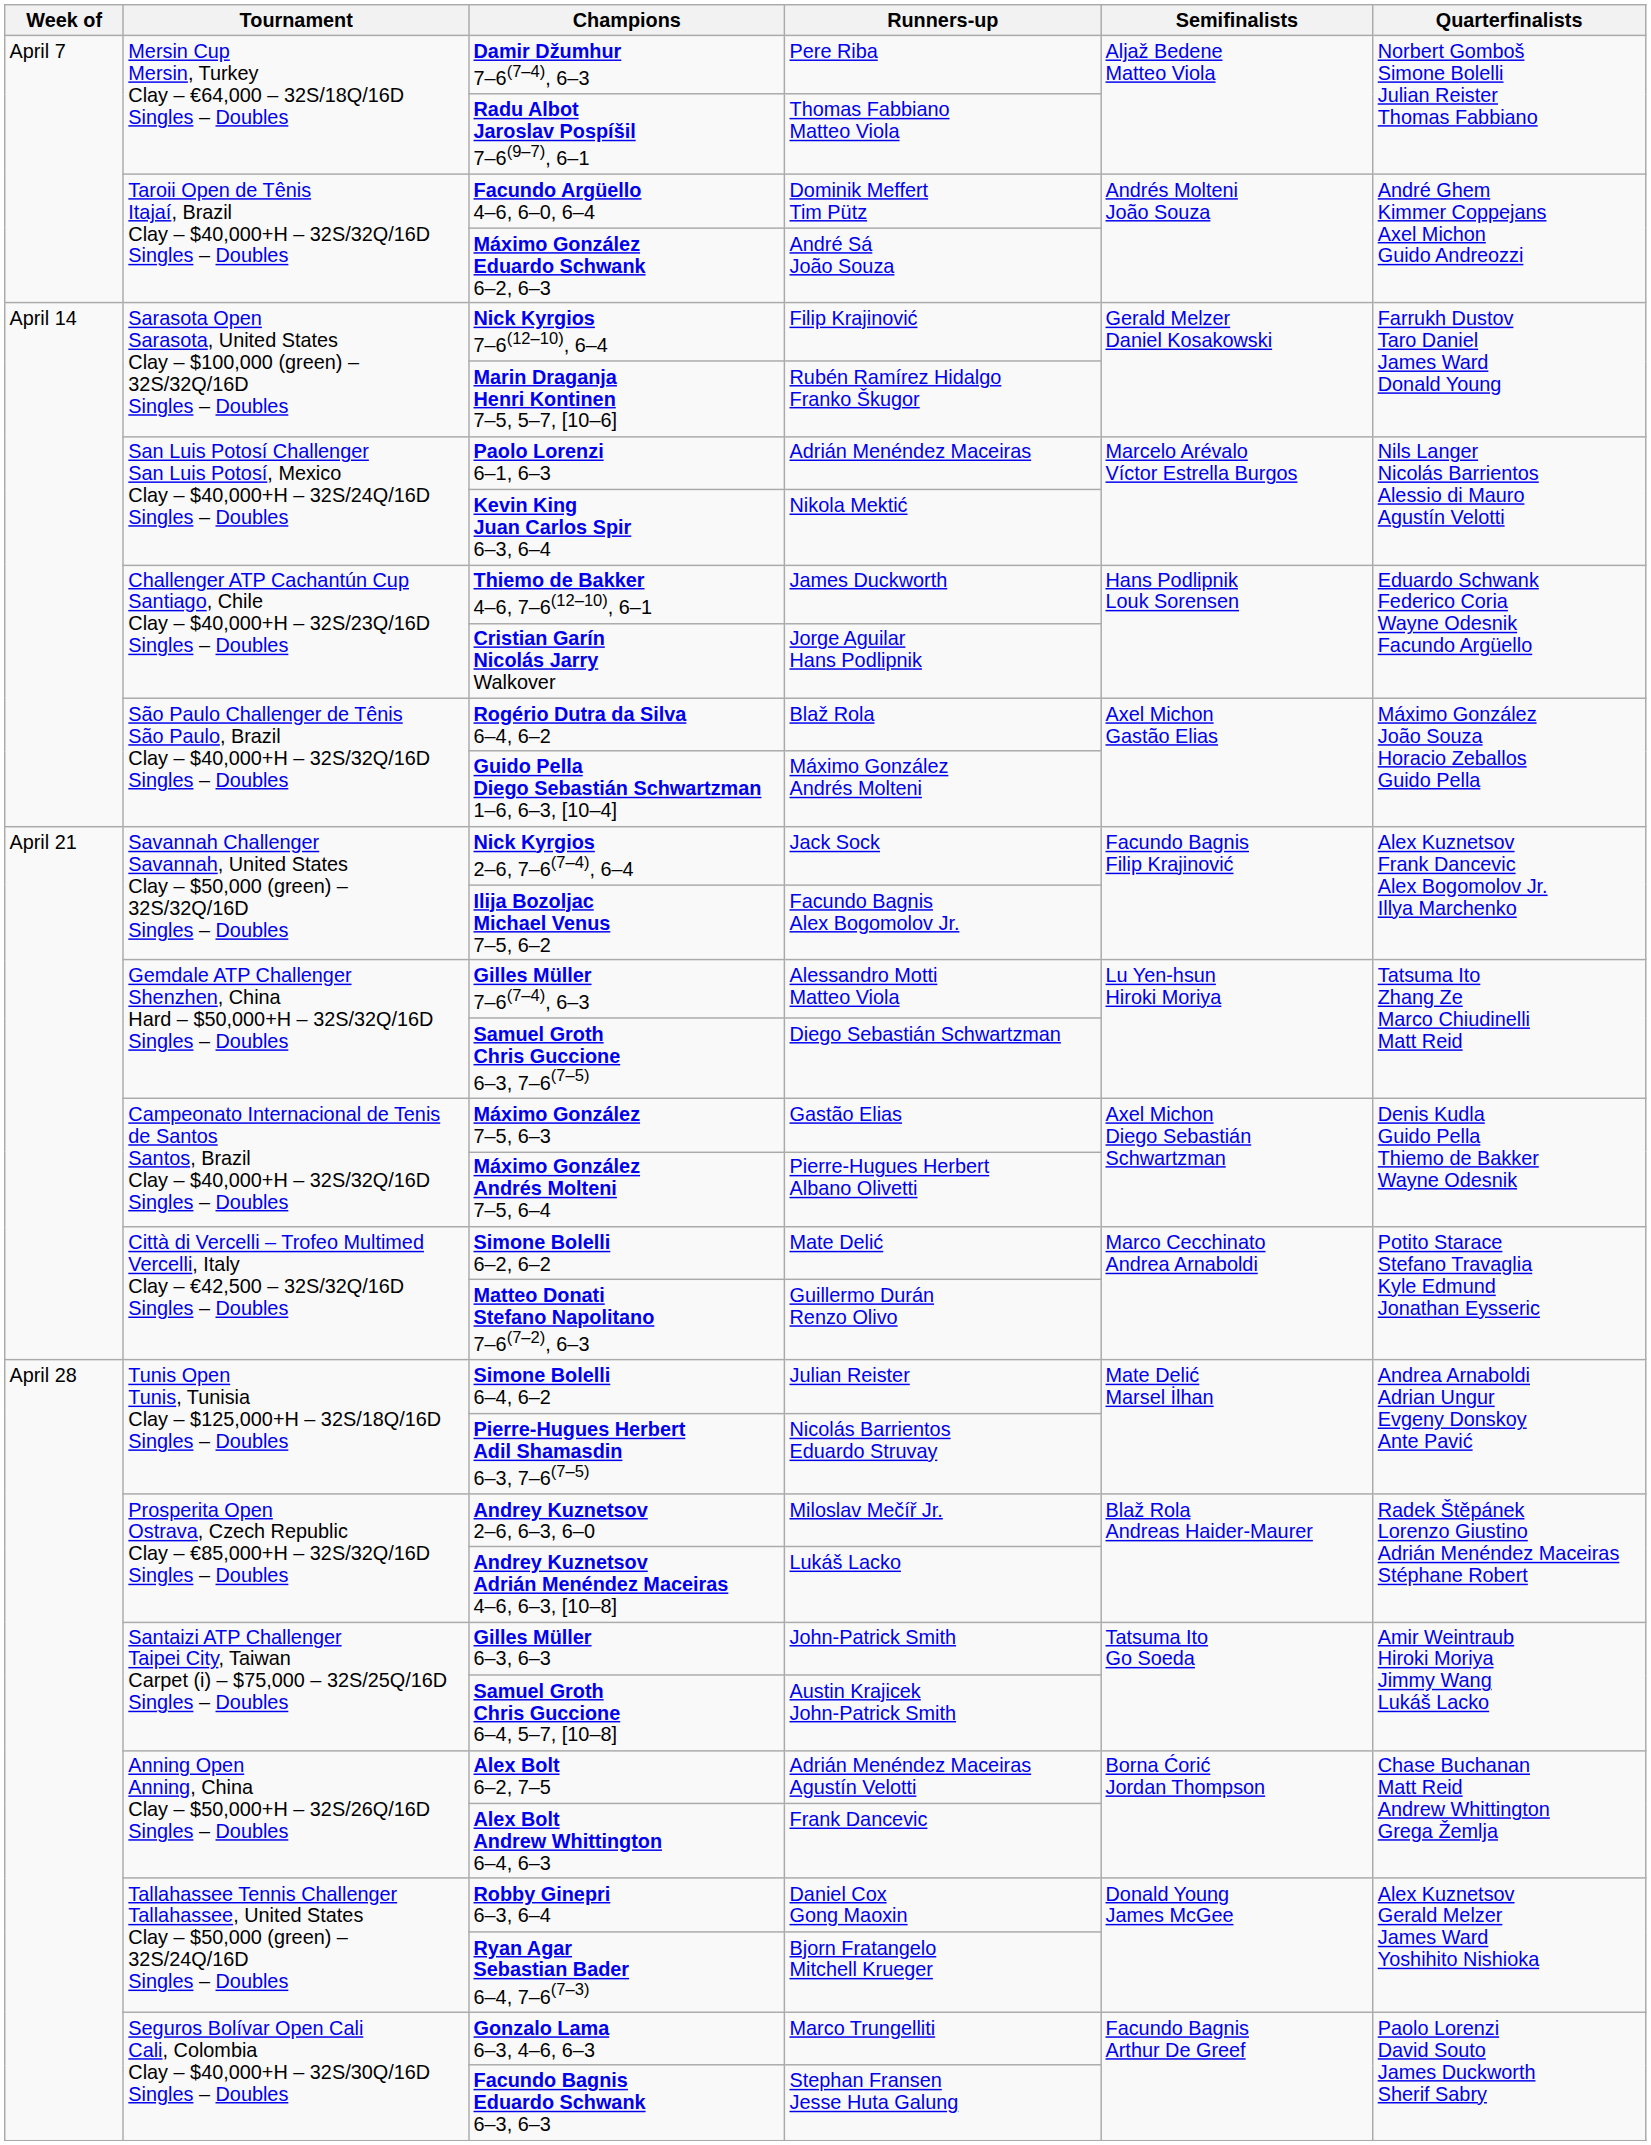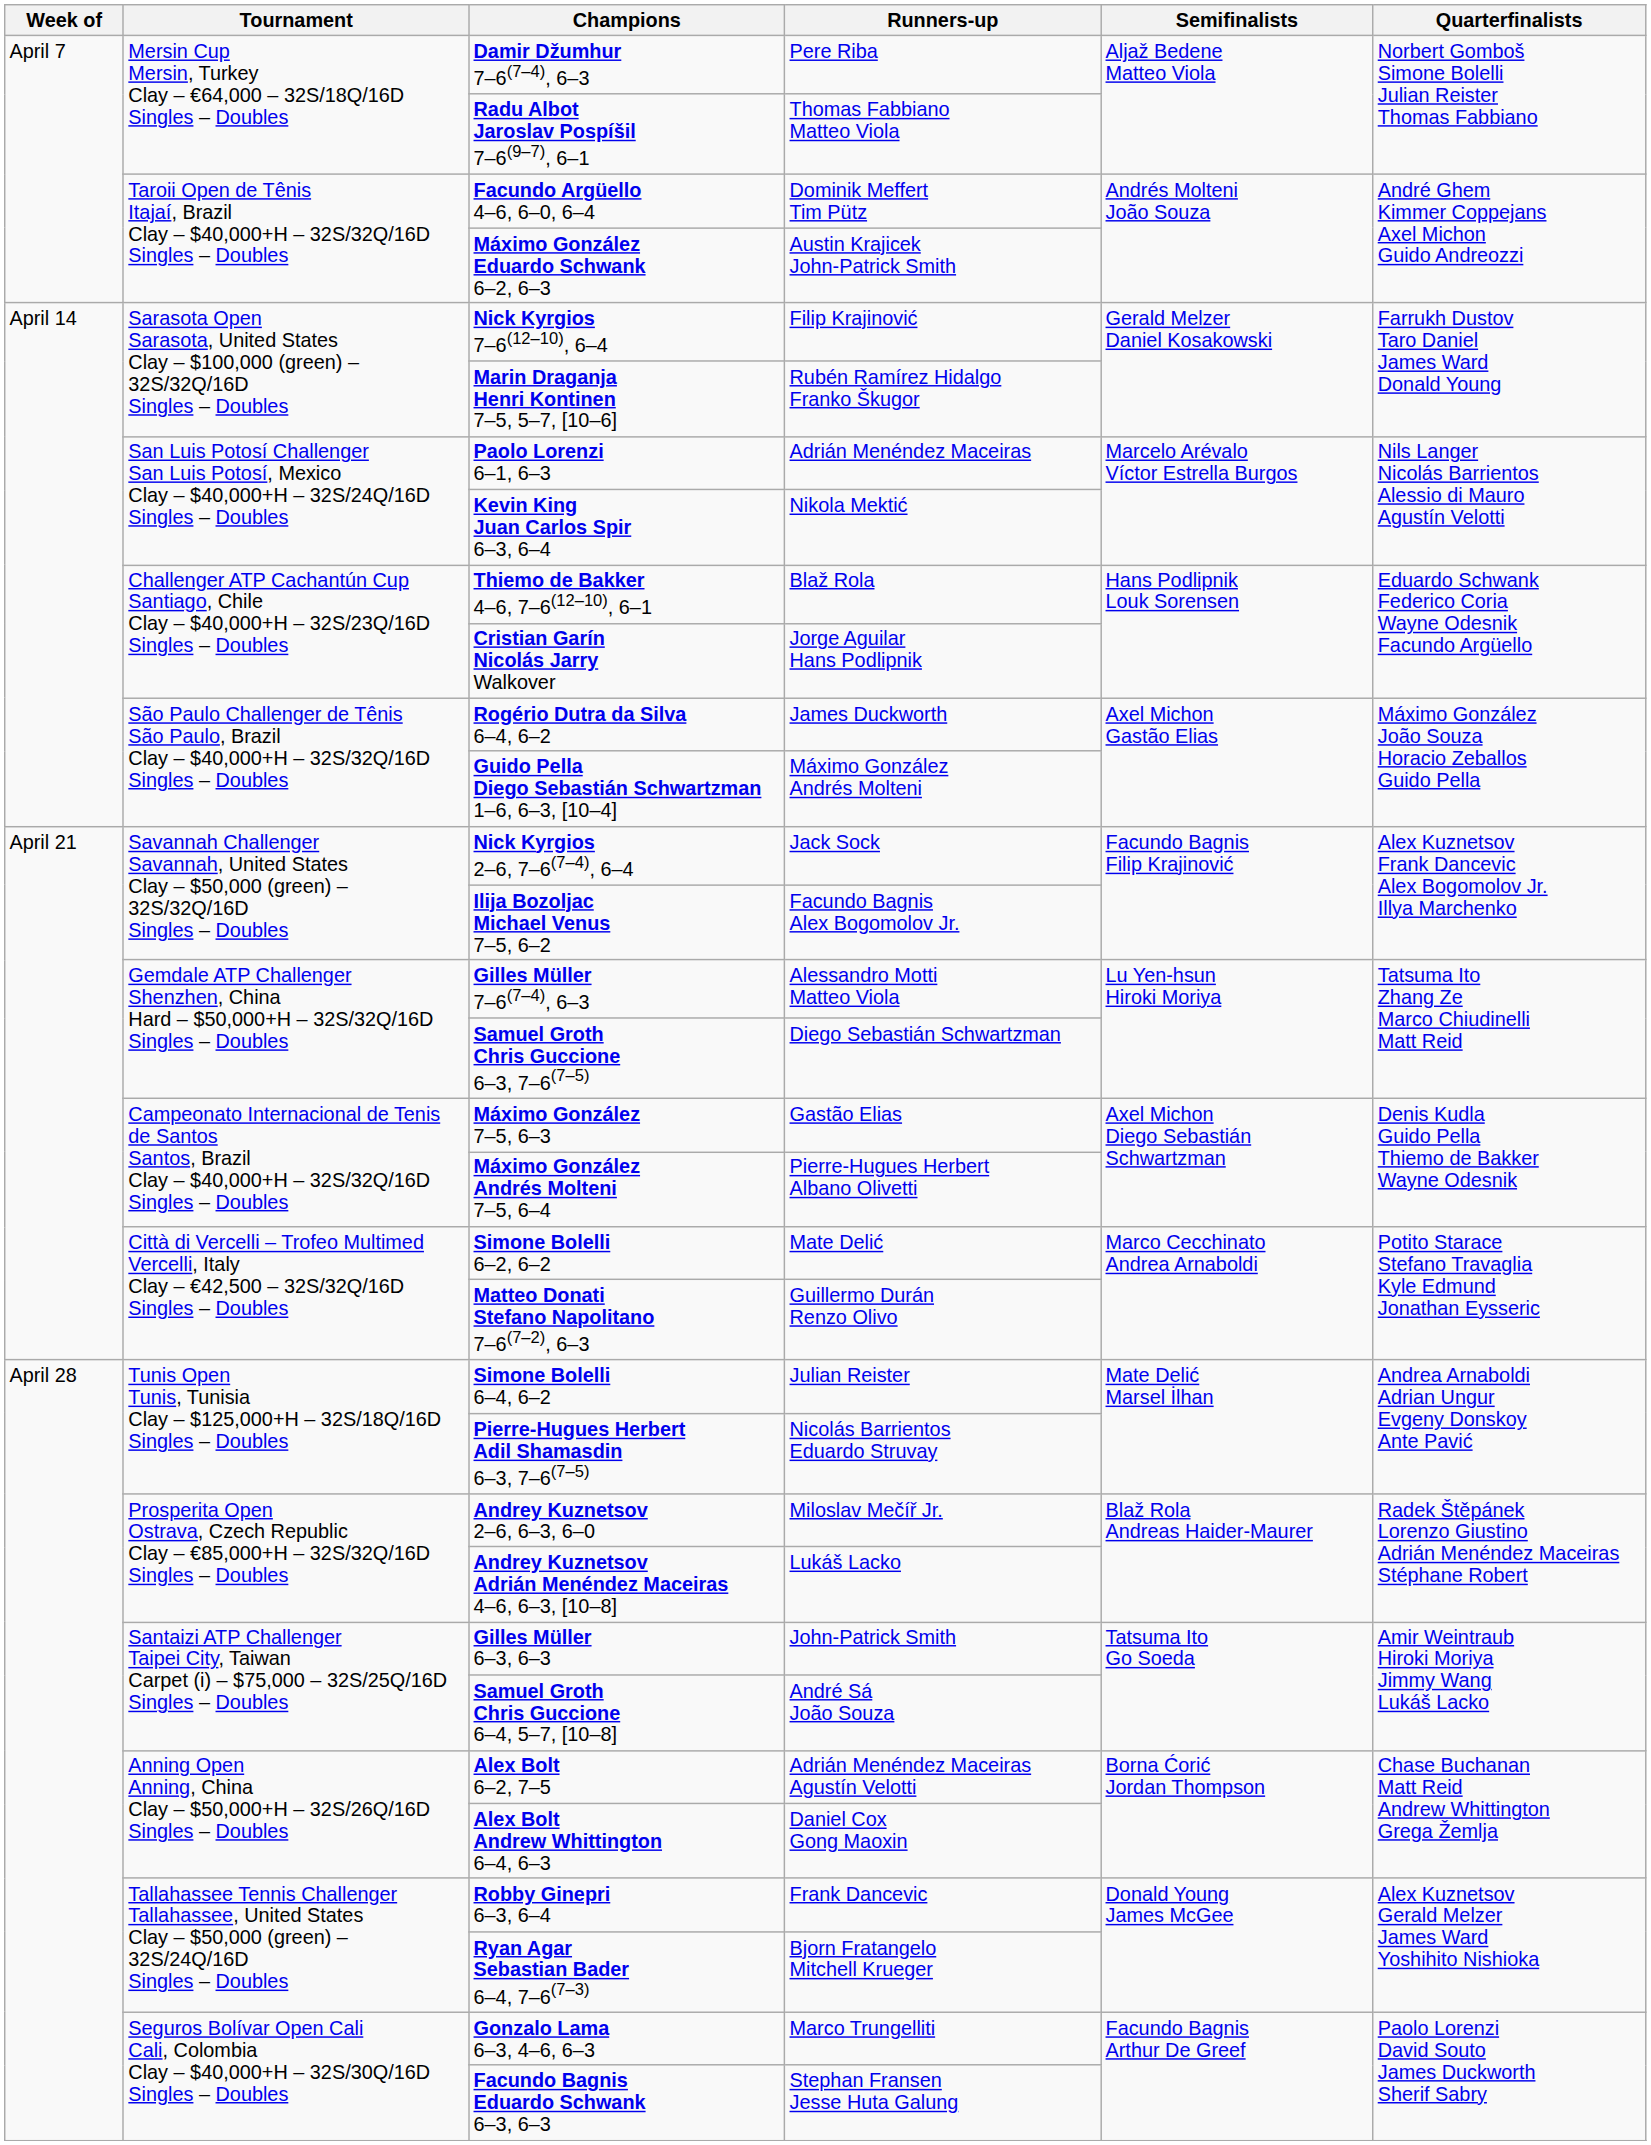(842, 254) André Sá João Souza -> (873, 254) Austin Krajicek John-Patrick Smith
(868, 580) James Duckworth -> (832, 580) Blaž Rola
(832, 713) Blaž Rola -> (868, 713) James Duckworth
(873, 1701) Austin Krajicek John-Patrick Smith -> (842, 1701) André Sá João Souza
(858, 1819) Frank Dancevic -> (849, 1830) Daniel Cox Gong Maoxin
(849, 1905) Daniel Cox Gong Maoxin -> (858, 1894) Frank Dancevic
